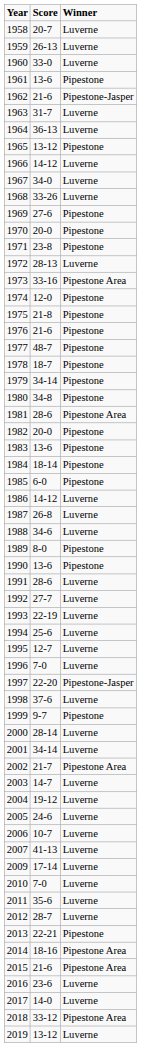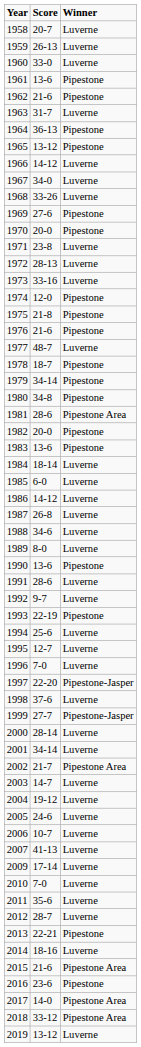(98, 96) Pipestone-Jasper -> (83, 96) Pipestone
(80, 130) Luverne -> (83, 130) Pipestone
(83, 247) Pipestone -> (80, 247) Luverne
(94, 280) Pipestone Area -> (80, 280) Luverne
(83, 347) Pipestone -> (80, 347) Luverne
(83, 465) Pipestone -> (80, 465) Luverne
(83, 481) Pipestone -> (80, 481) Luverne
(83, 548) Pipestone -> (80, 548) Luverne
(42, 599) 27-7 -> (40, 599) 9-7
(80, 615) Luverne -> (83, 615) Pipestone
(40, 716) 9-7 -> (42, 716) 27-7
(83, 716) Pipestone -> (98, 716) Pipestone-Jasper
(94, 950) Pipestone Area -> (80, 950) Luverne
(80, 984) Luverne -> (83, 984) Pipestone
(80, 1000) Luverne -> (94, 1000) Pipestone Area
